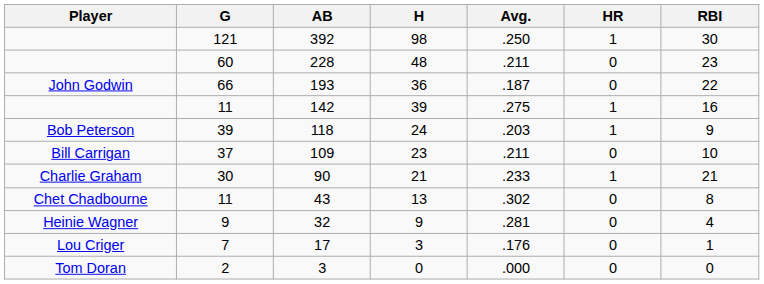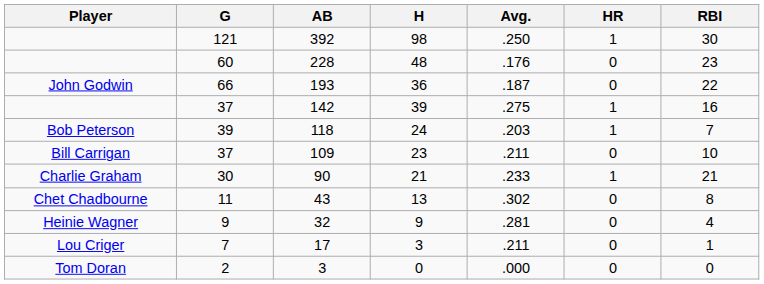(516, 62) .211 -> (516, 62) .176
(225, 108) 11 -> (225, 108) 37
(710, 130) 9 -> (710, 130) 7
(516, 245) .176 -> (516, 245) .211
